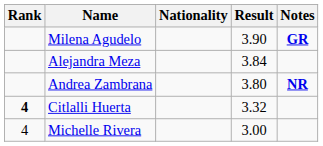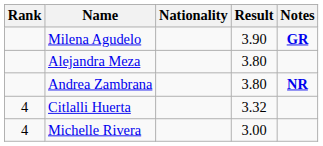(254, 61) 3.84 -> (254, 61) 3.80
(25, 107) bold -> (25, 107) normal
